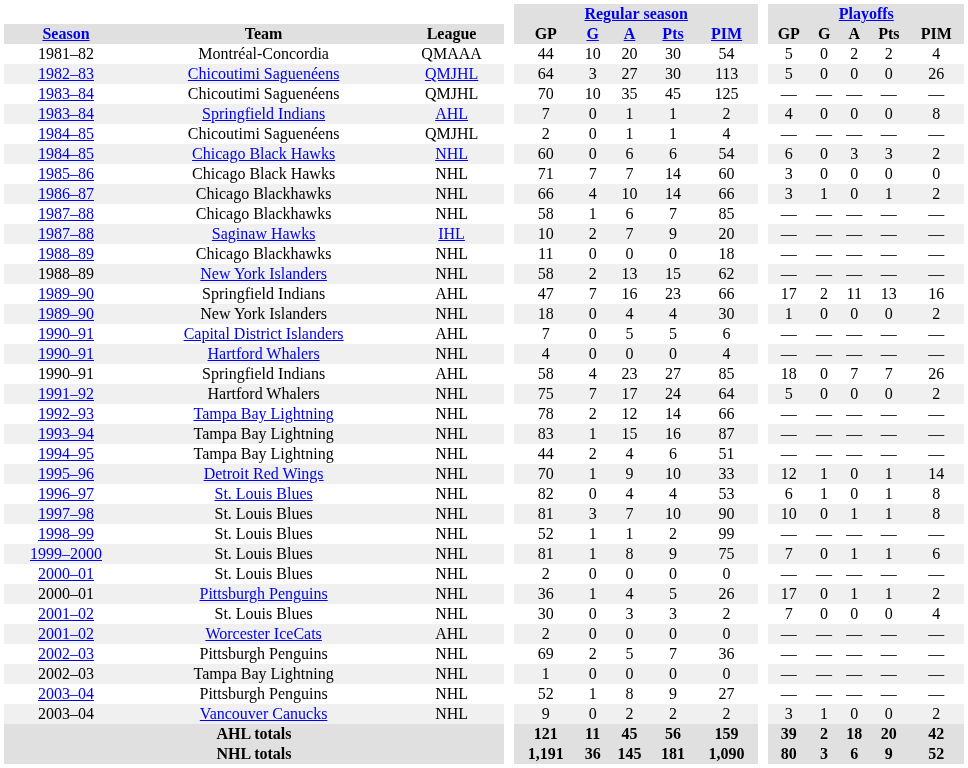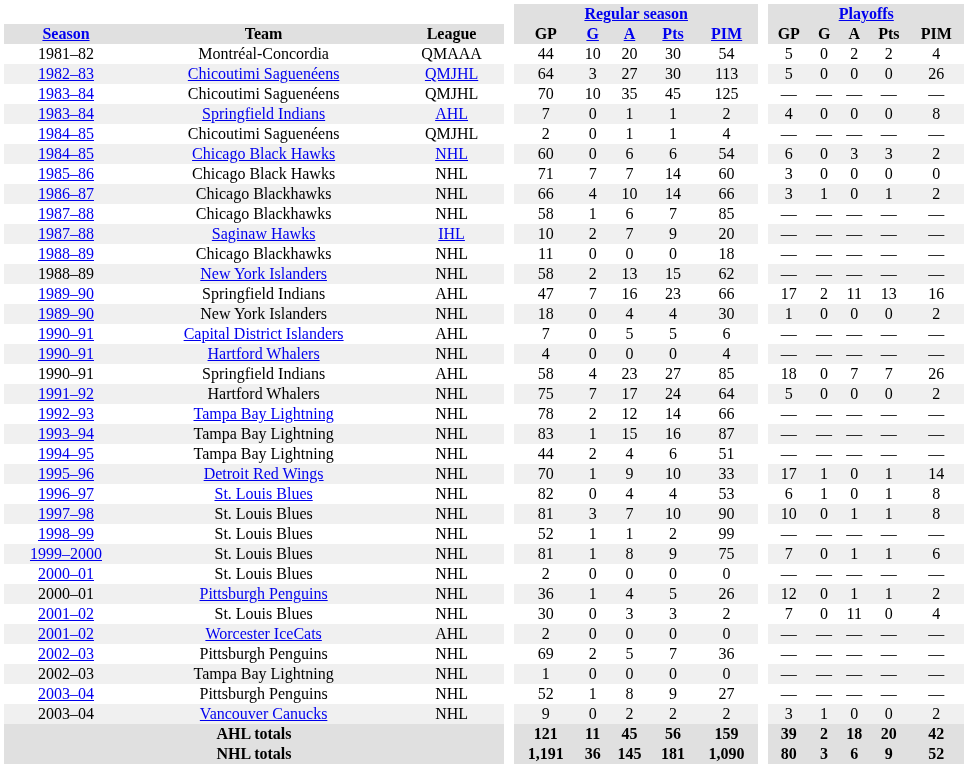(789, 474) 12 -> (789, 474) 17
(789, 594) 17 -> (789, 594) 12
(854, 614) 0 -> (854, 614) 11
